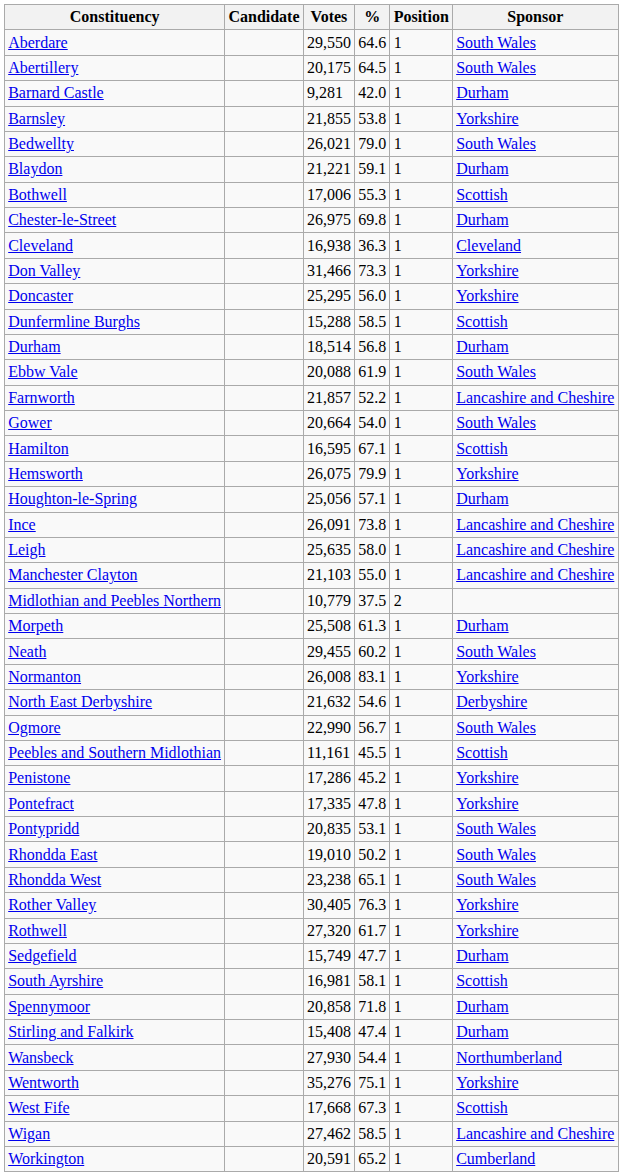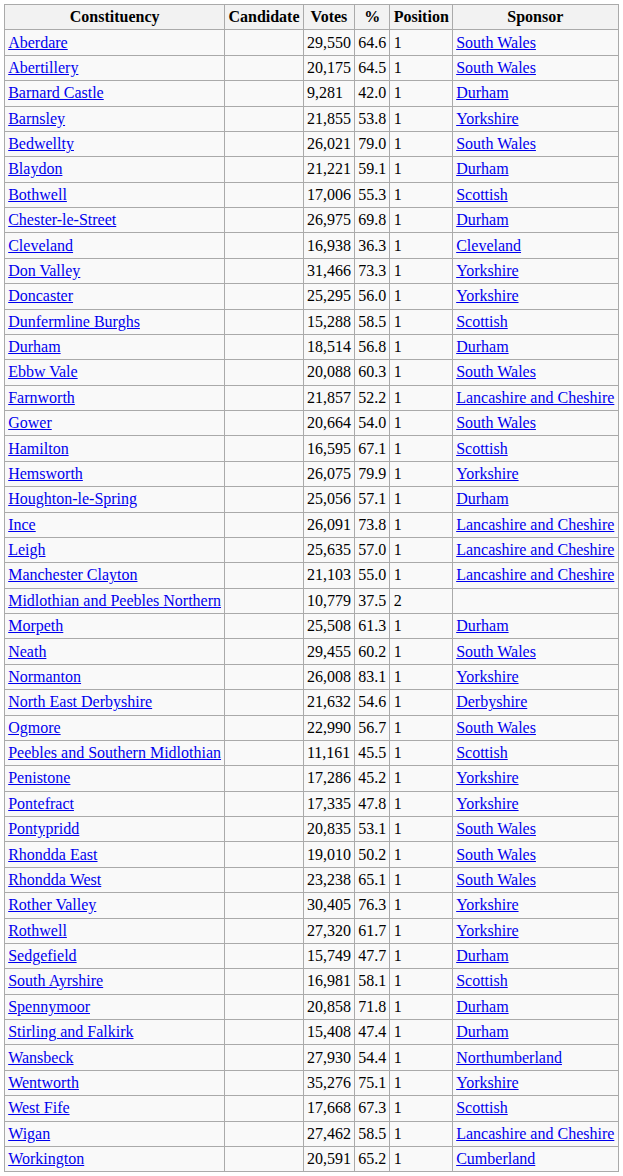(372, 372) 61.9 -> (372, 372) 60.3
(372, 550) 58.0 -> (372, 550) 57.0
